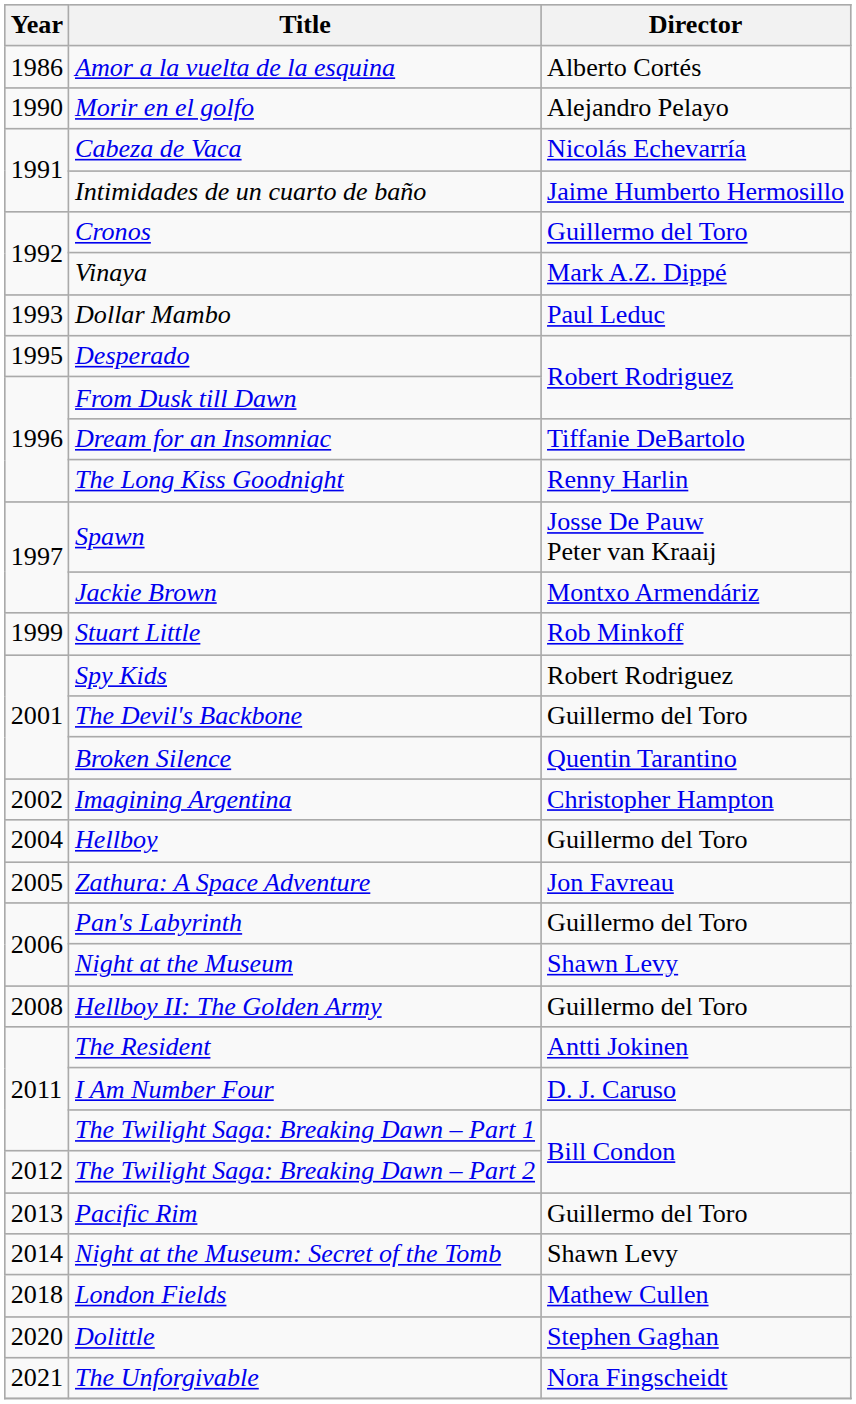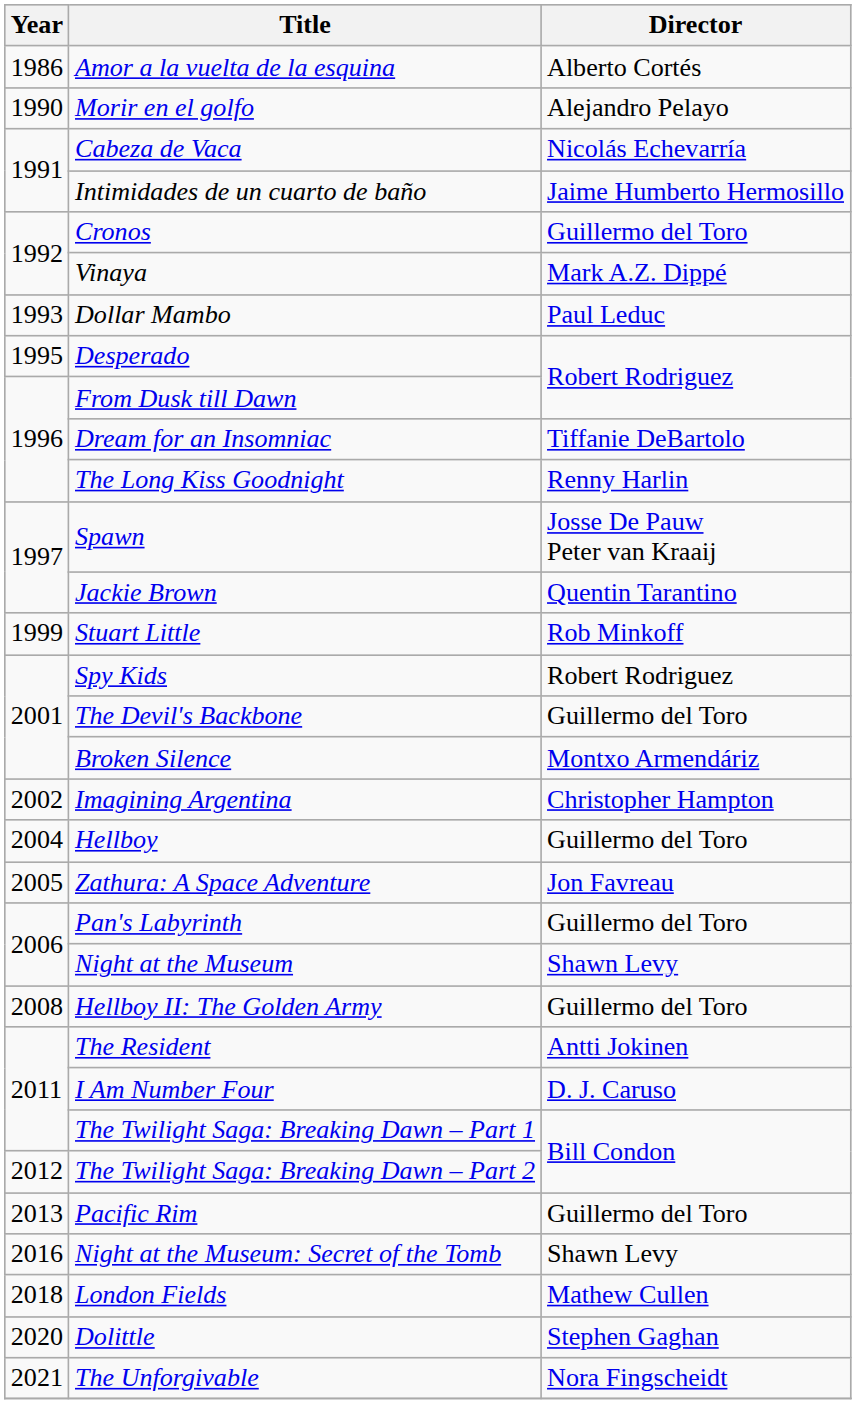(653, 592) Montxo Armendáriz -> (642, 592) Quentin Tarantino
(642, 757) Quentin Tarantino -> (653, 757) Montxo Armendáriz
(37, 1253) 2014 -> (37, 1253) 2016
